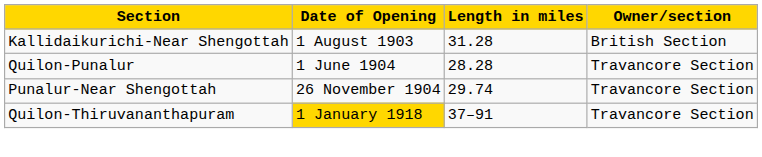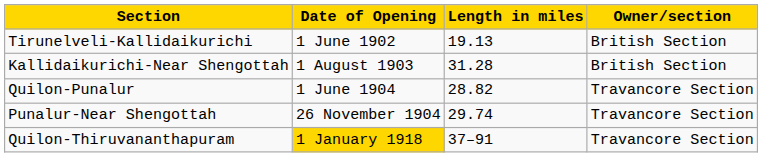+ row: (130, 41)
(470, 66) 28.28 -> (470, 91) 28.82
